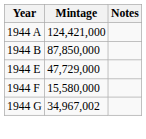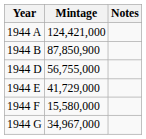(73, 50) 87,850,000 -> (73, 50) 87,850,900
+ row: (24, 69)
(73, 69) 47,729,000 -> (73, 87) 41,729,000
(73, 106) 34,967,002 -> (73, 124) 34,967,000
